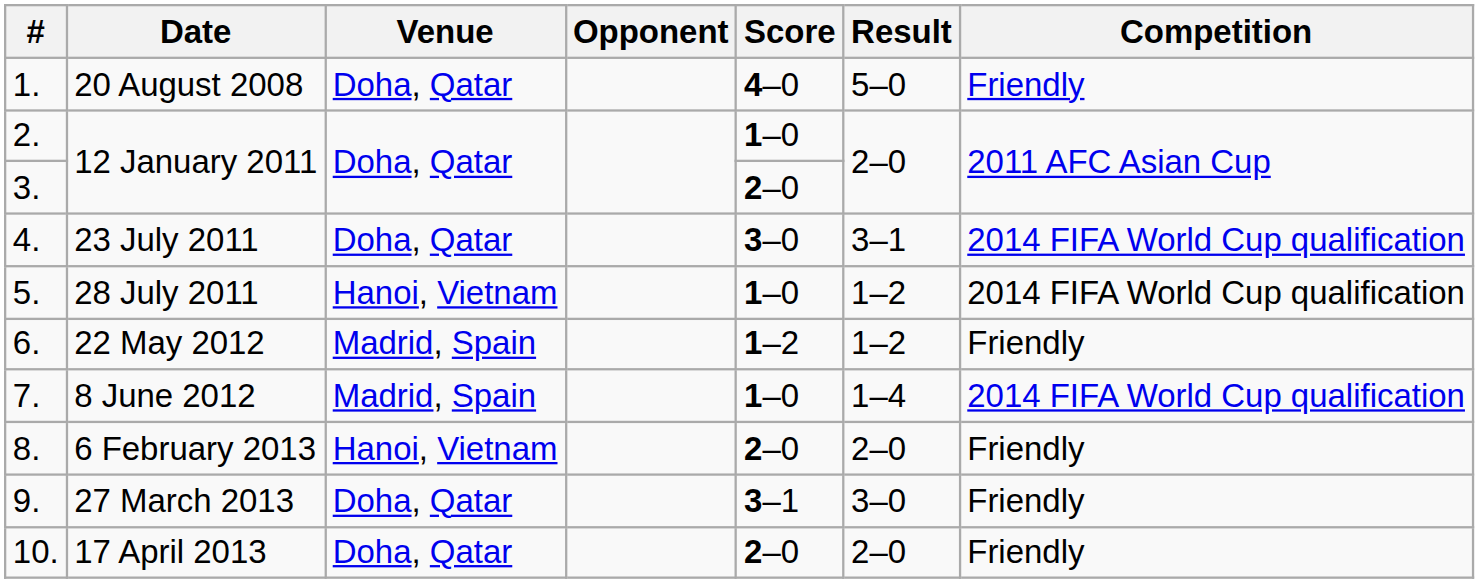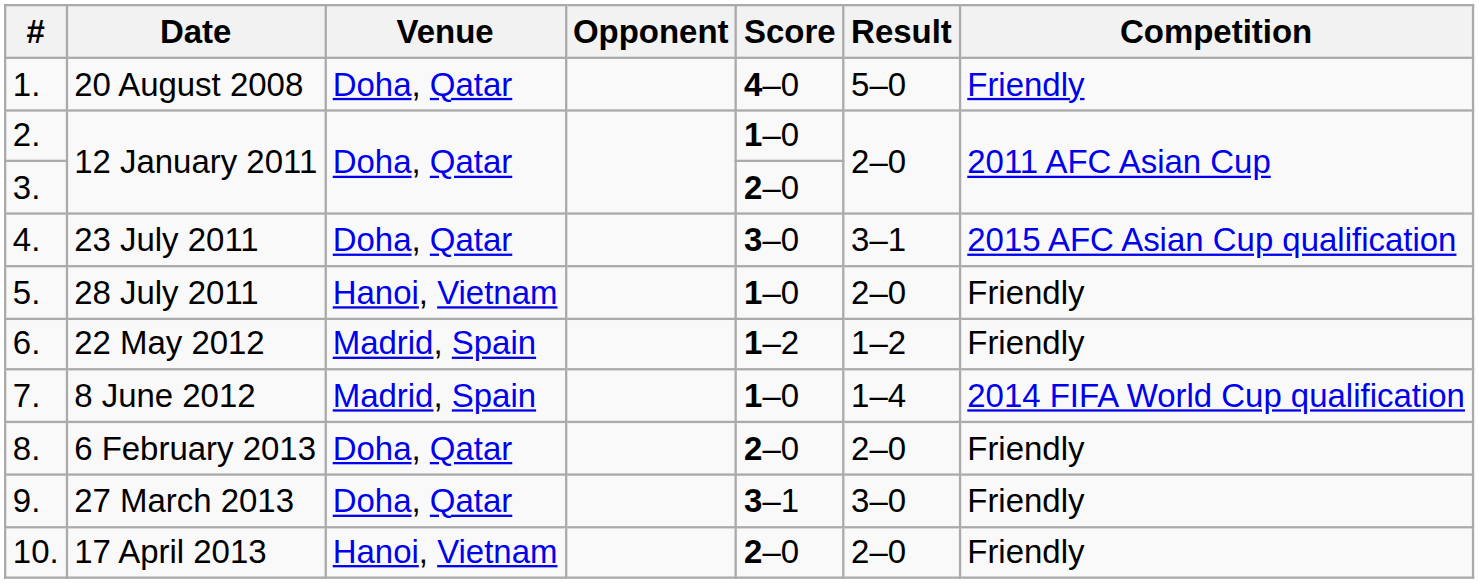(1216, 240) 2014 FIFA World Cup qualification -> (1212, 240) 2015 AFC Asian Cup qualification
(879, 292) 1–2 -> (879, 292) 2–0
(1216, 292) 2014 FIFA World Cup qualification -> (1026, 292) Friendly
(445, 448) Hanoi, Vietnam -> (422, 448) Doha, Qatar
(422, 553) Doha, Qatar -> (445, 553) Hanoi, Vietnam
